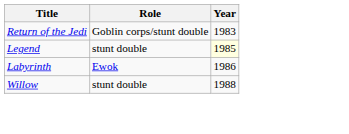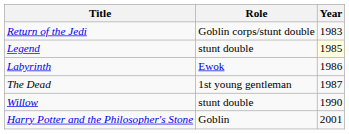+ row: (29, 84)
(225, 84) 1988 -> (331, 102) 1990
+ row: (100, 119)
